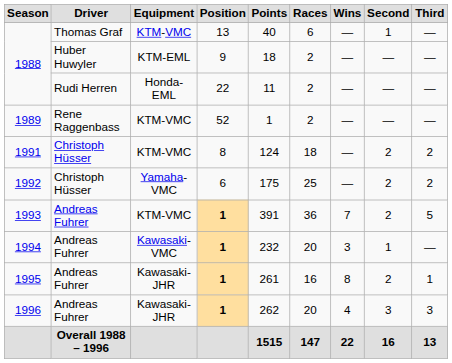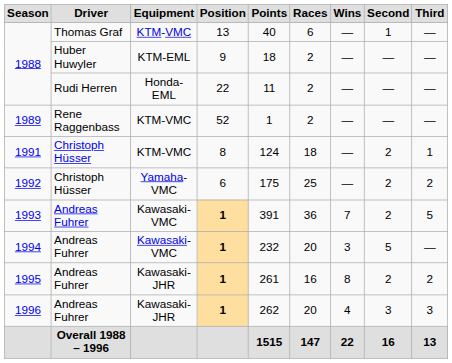(430, 152) 2 -> (430, 152) 1
(164, 215) KTM-VMC -> (164, 215) Kawasaki-VMC
(388, 247) 1 -> (388, 247) 5
(430, 279) 1 -> (430, 279) 2
